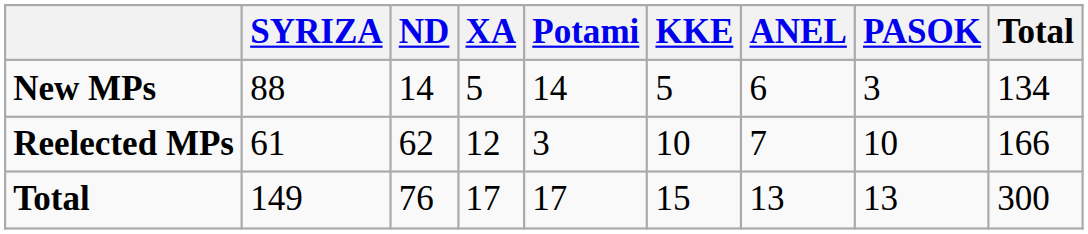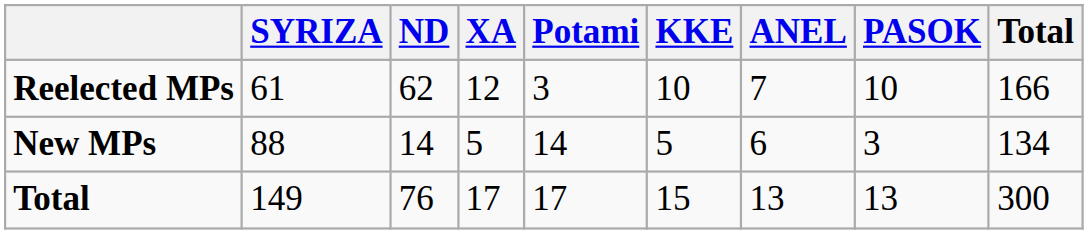rows swapped: (124, 143) <-> (85, 87)
